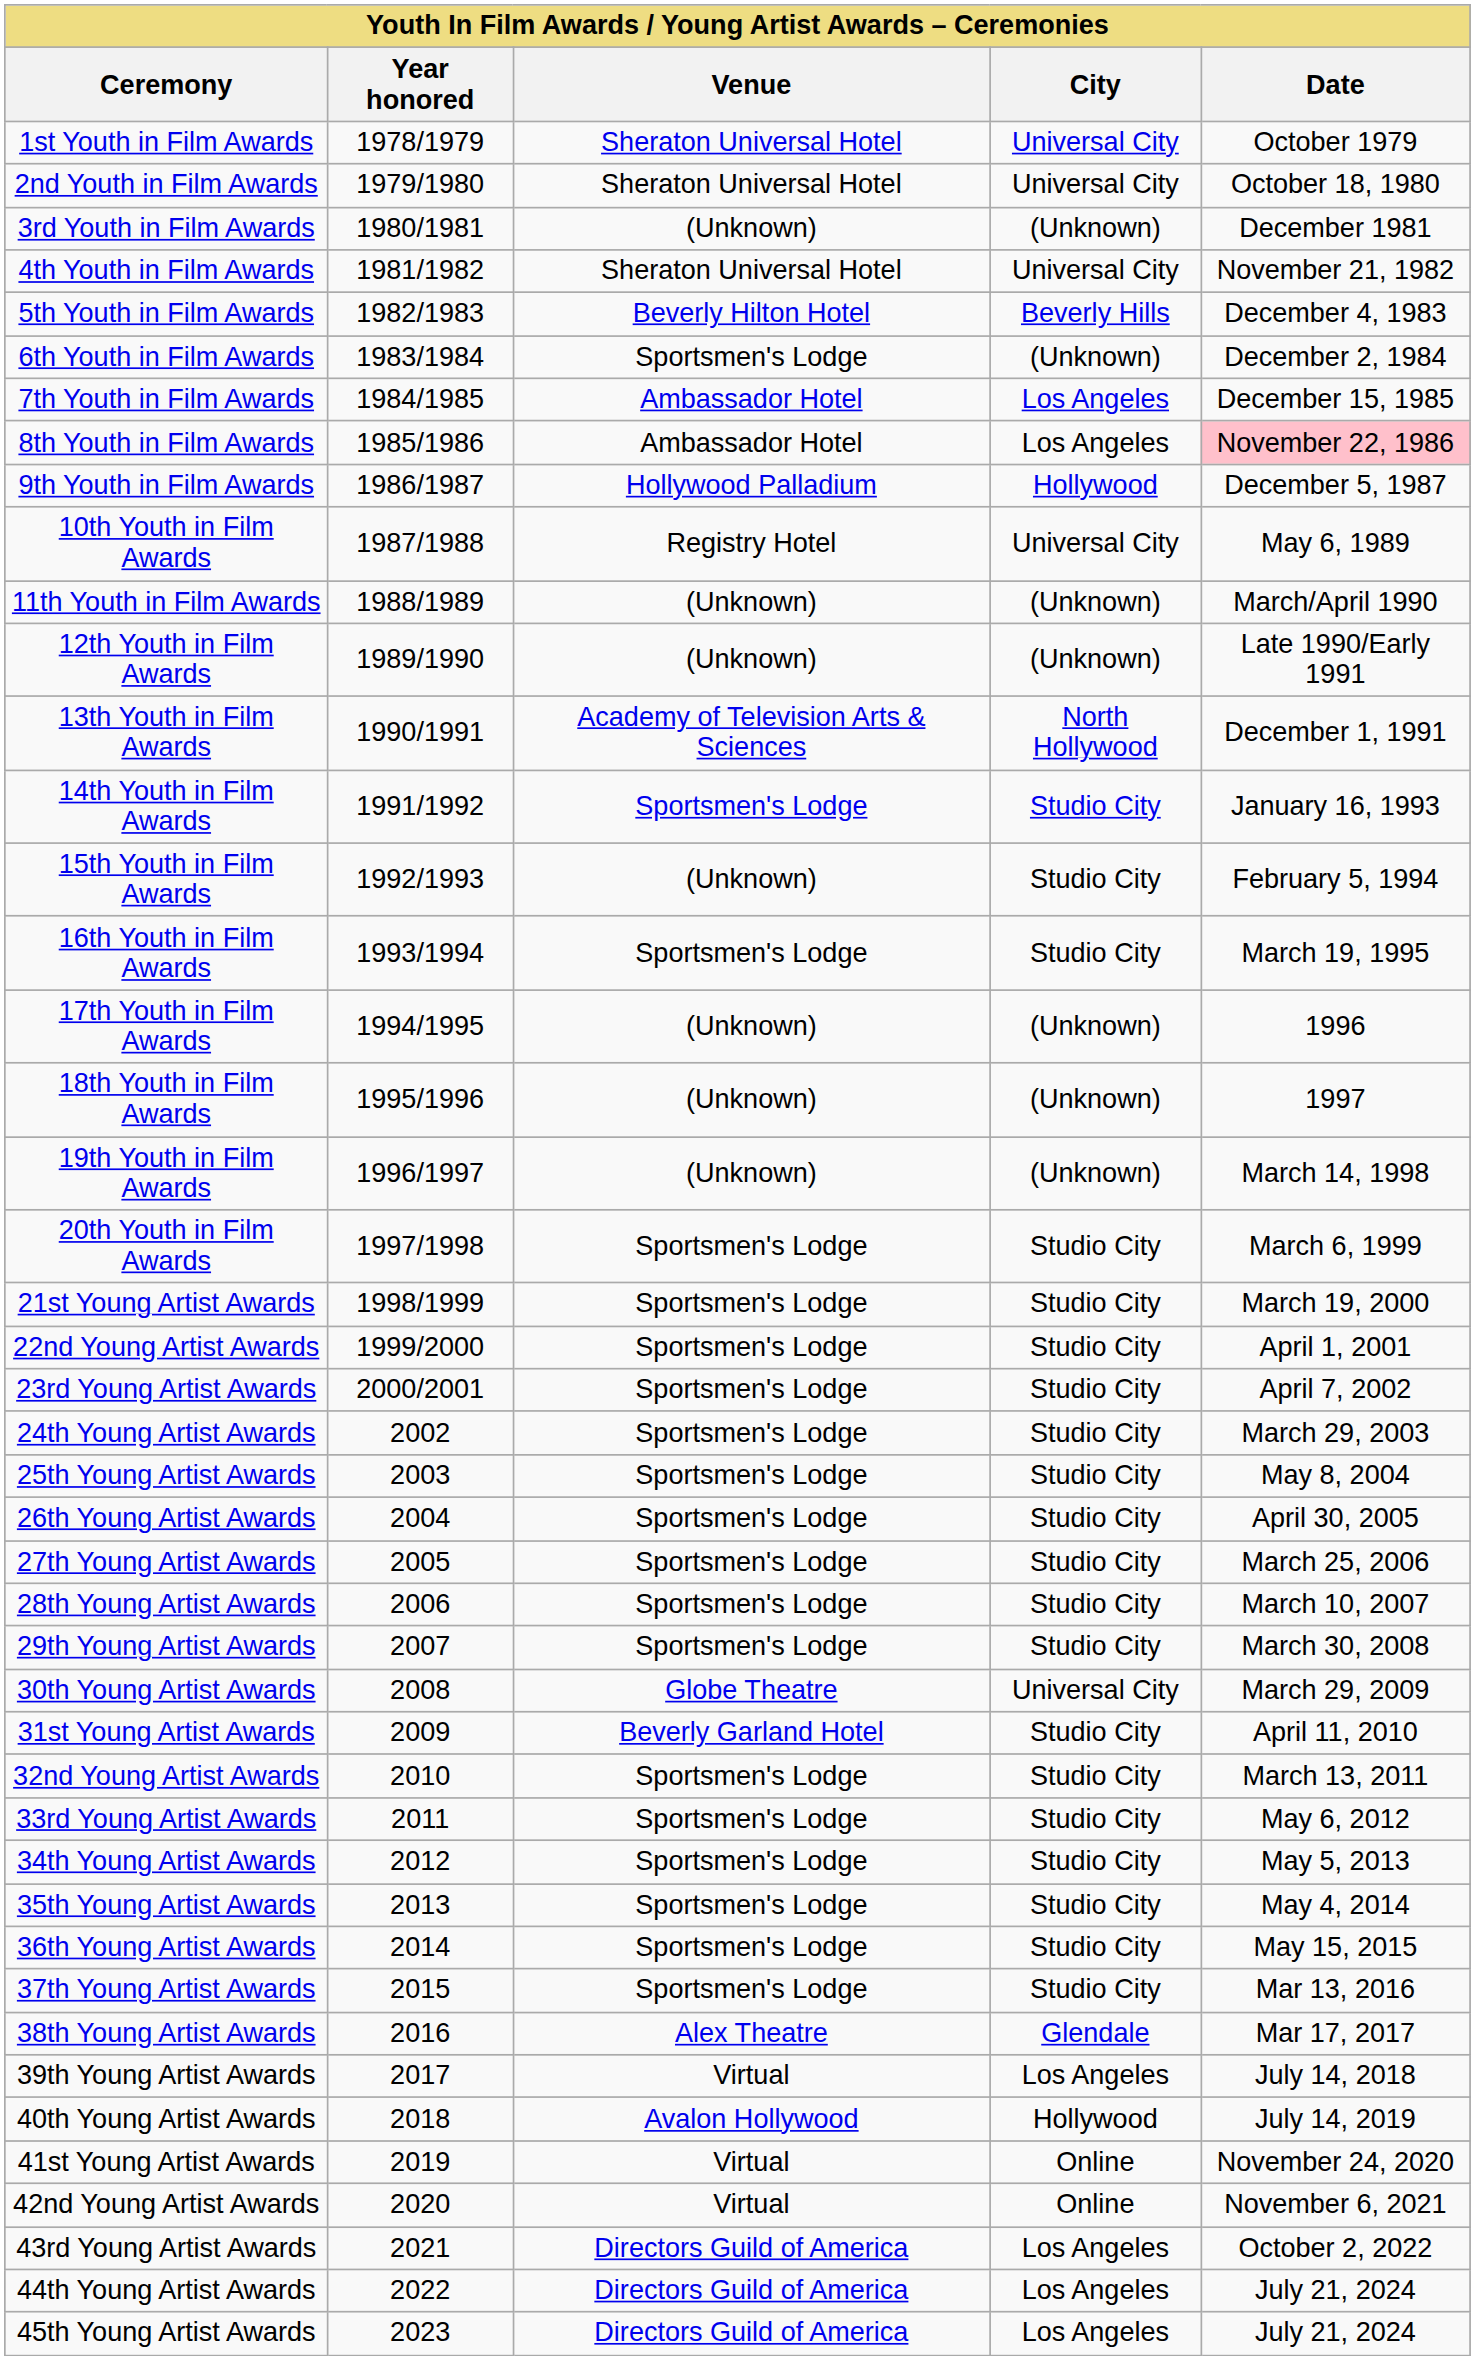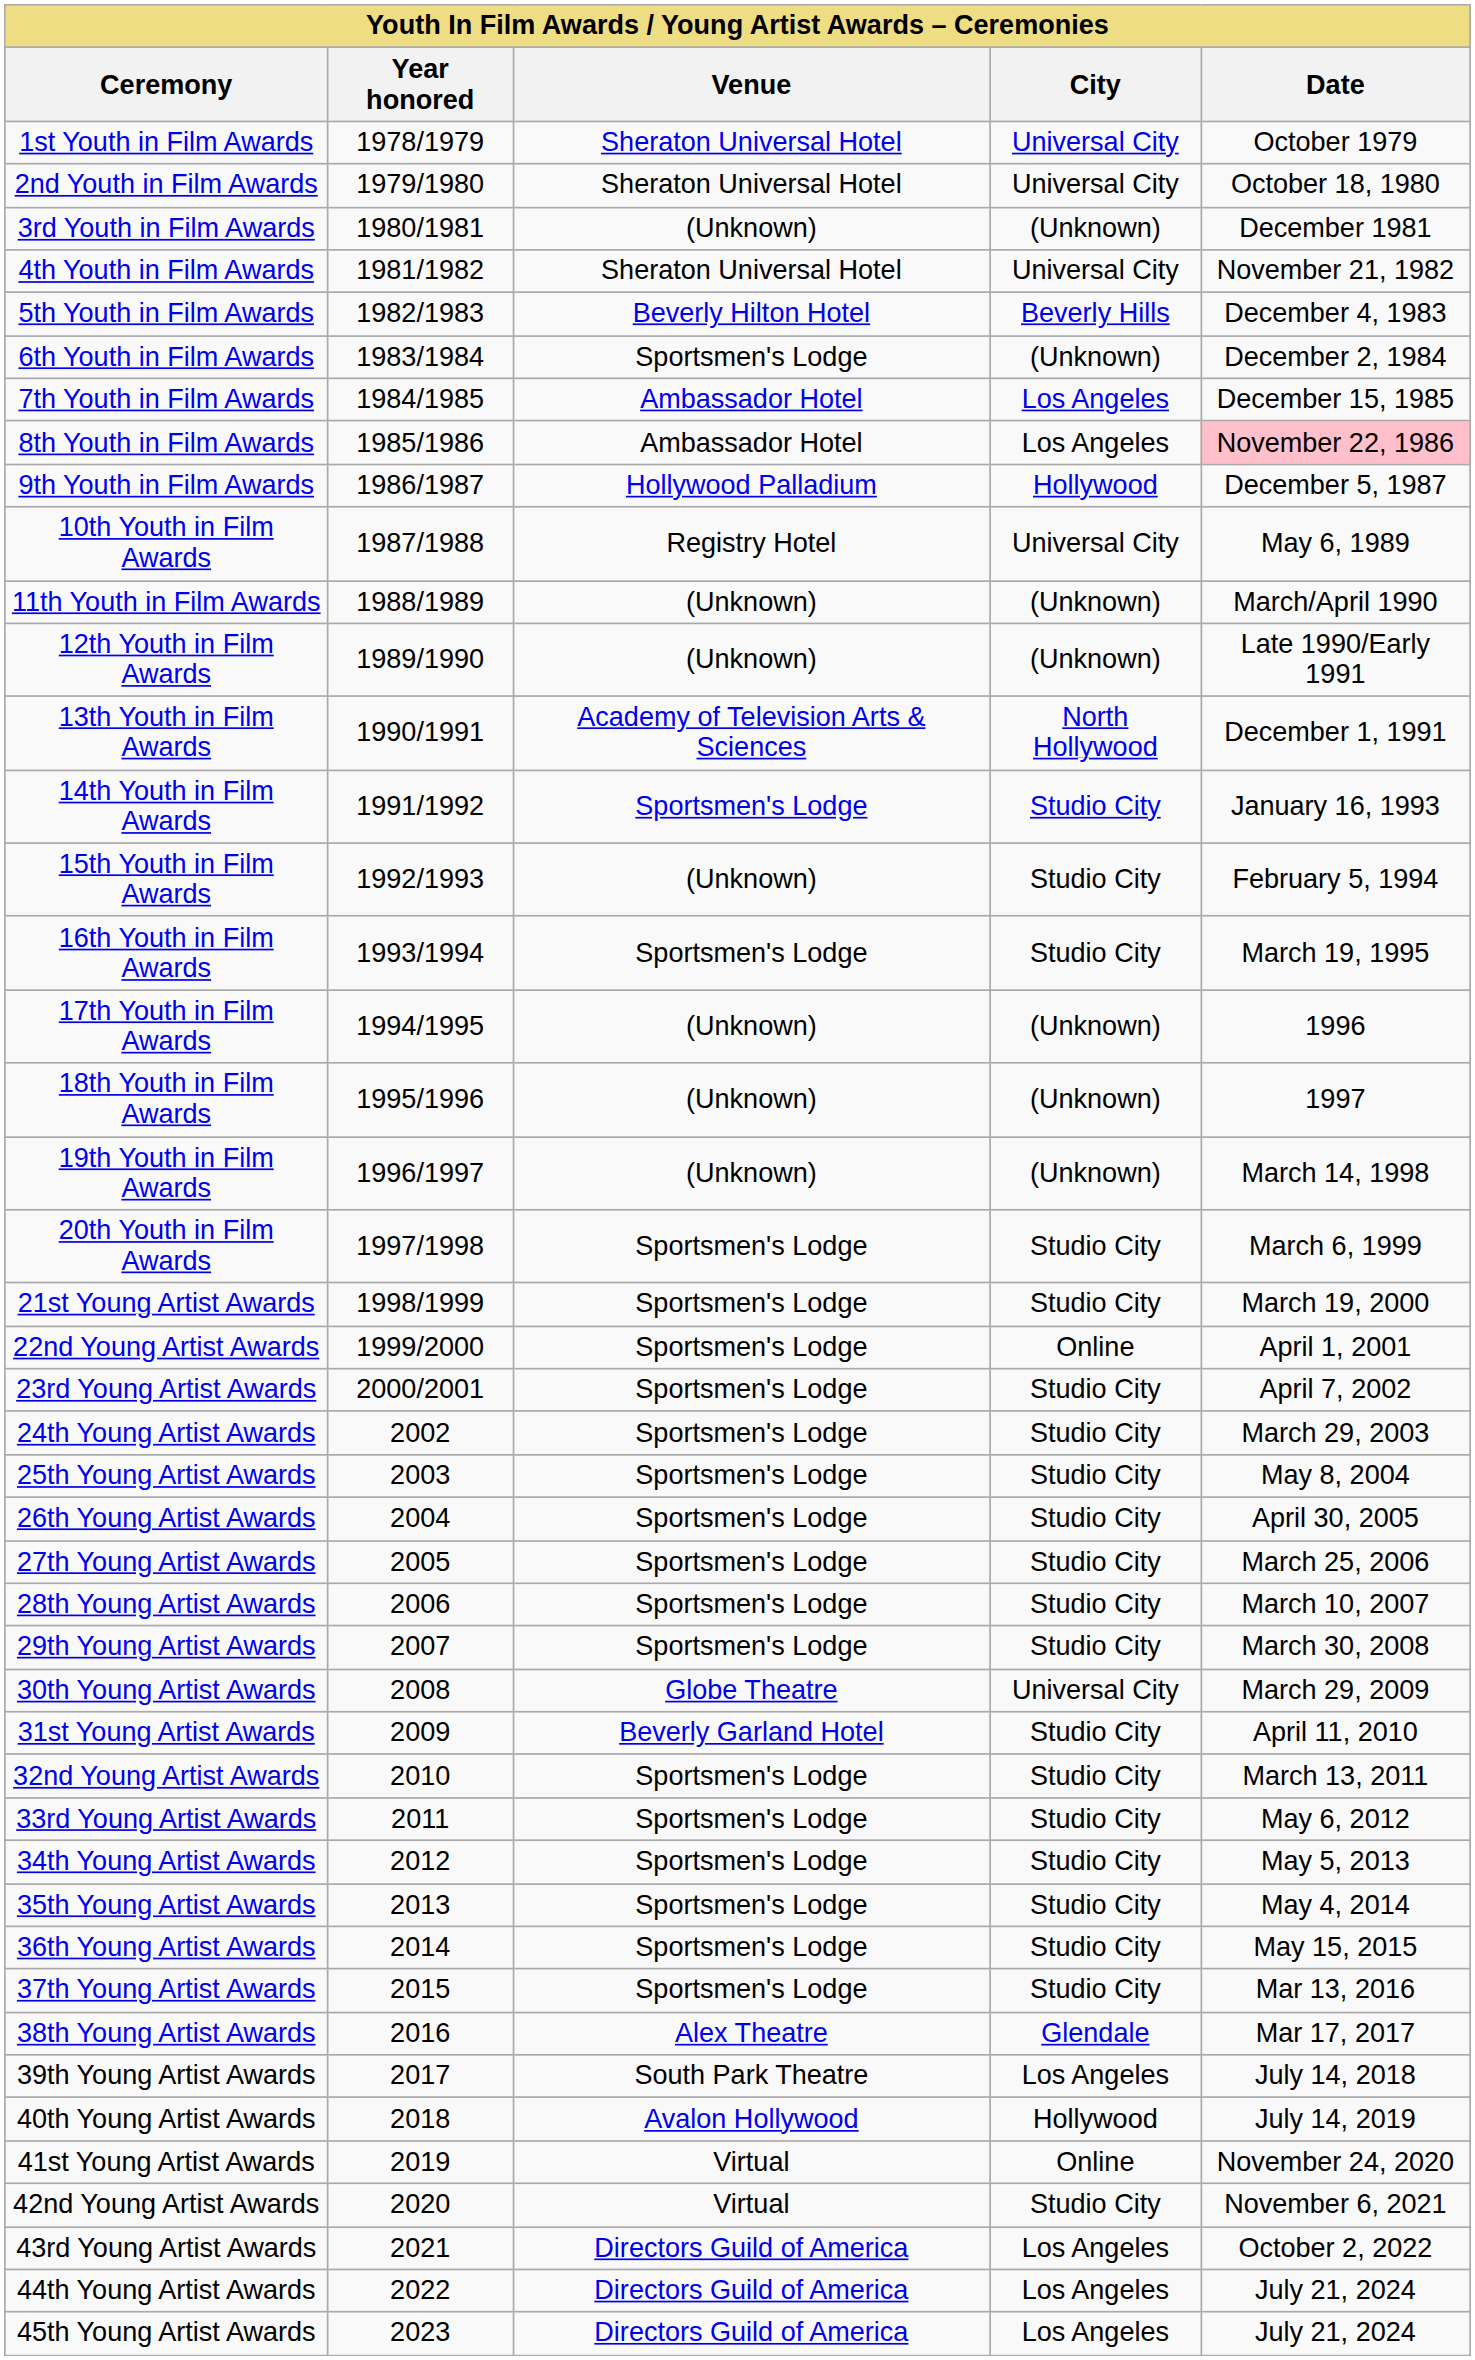(1095, 1346) Studio City -> (1095, 1346) Online
(751, 2075) Virtual -> (751, 2075) South Park Theatre
(1095, 2204) Online -> (1095, 2204) Studio City
